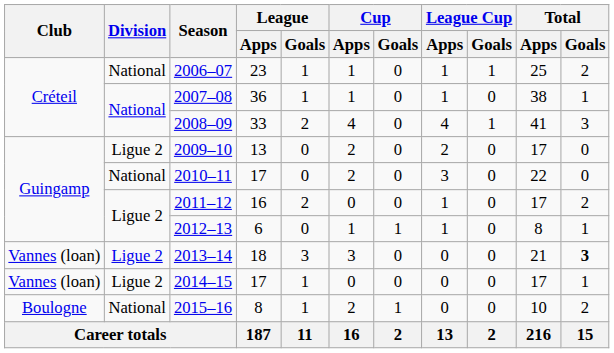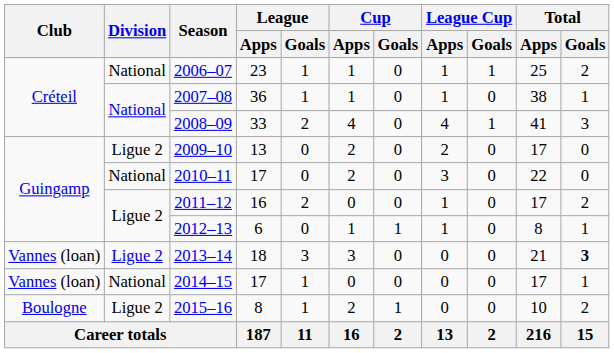(137, 281) Ligue 2 -> (137, 281) National
(137, 307) National -> (137, 307) Ligue 2
